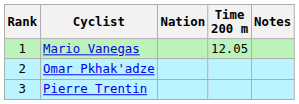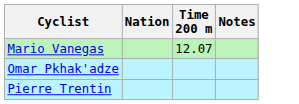- column: (22, 22)
(230, 49) 12.05 -> (194, 49) 12.07
